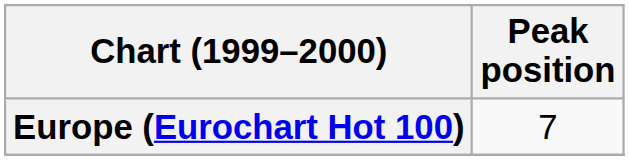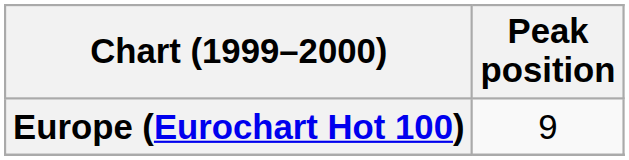(548, 126) 7 -> (548, 126) 9
